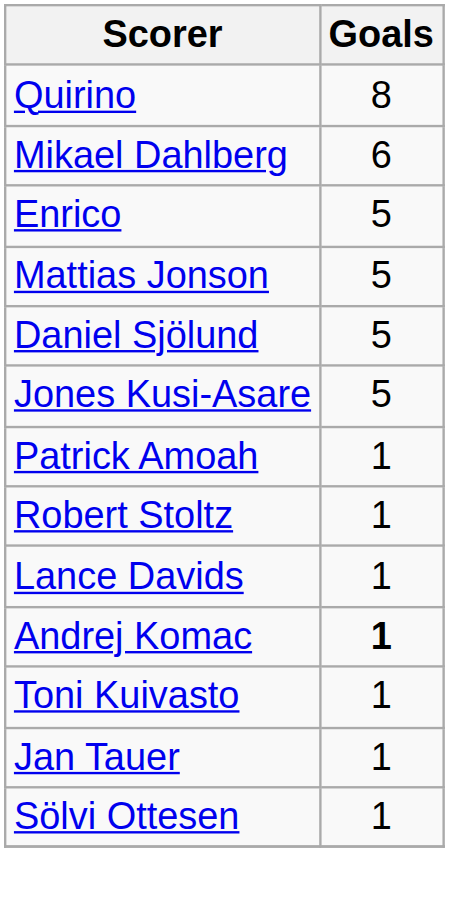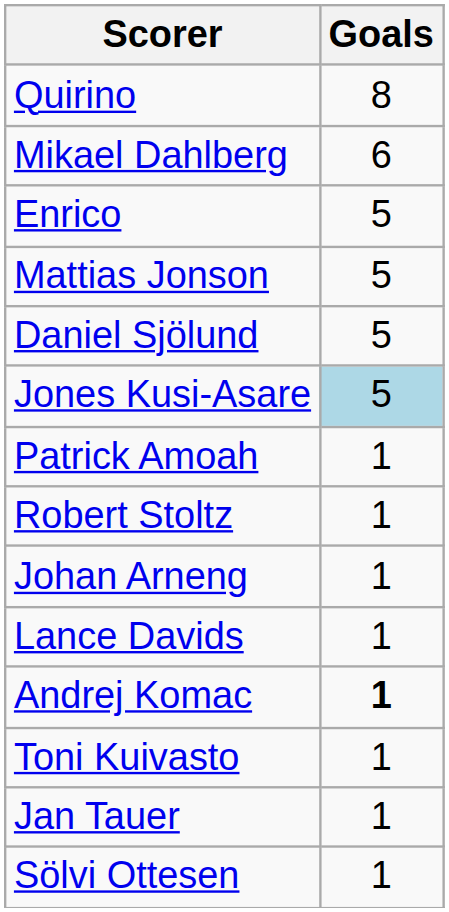(381, 395) no background -> (381, 395) lightblue background
+ row: (131, 575)
